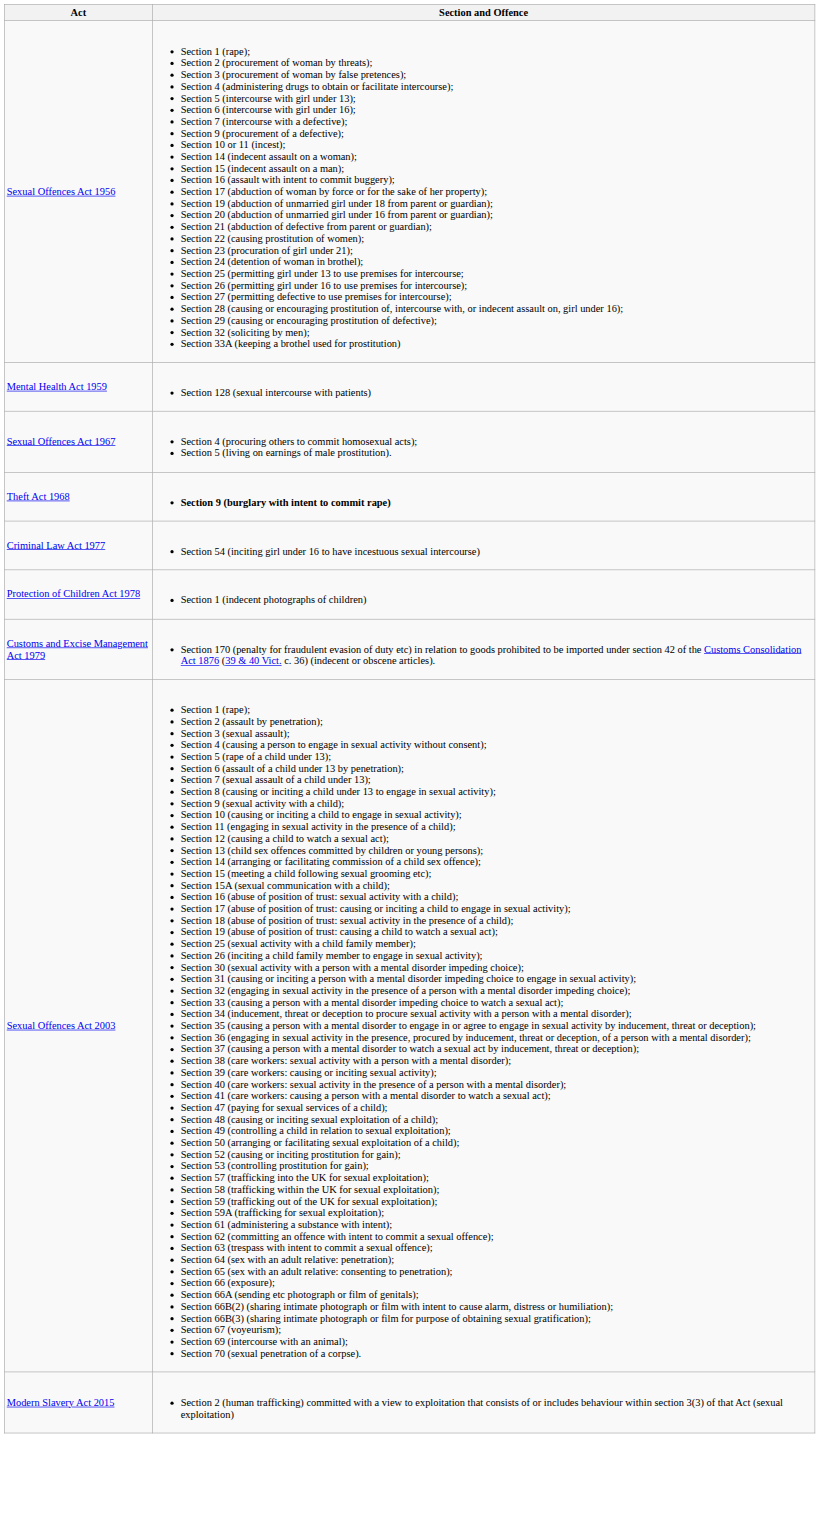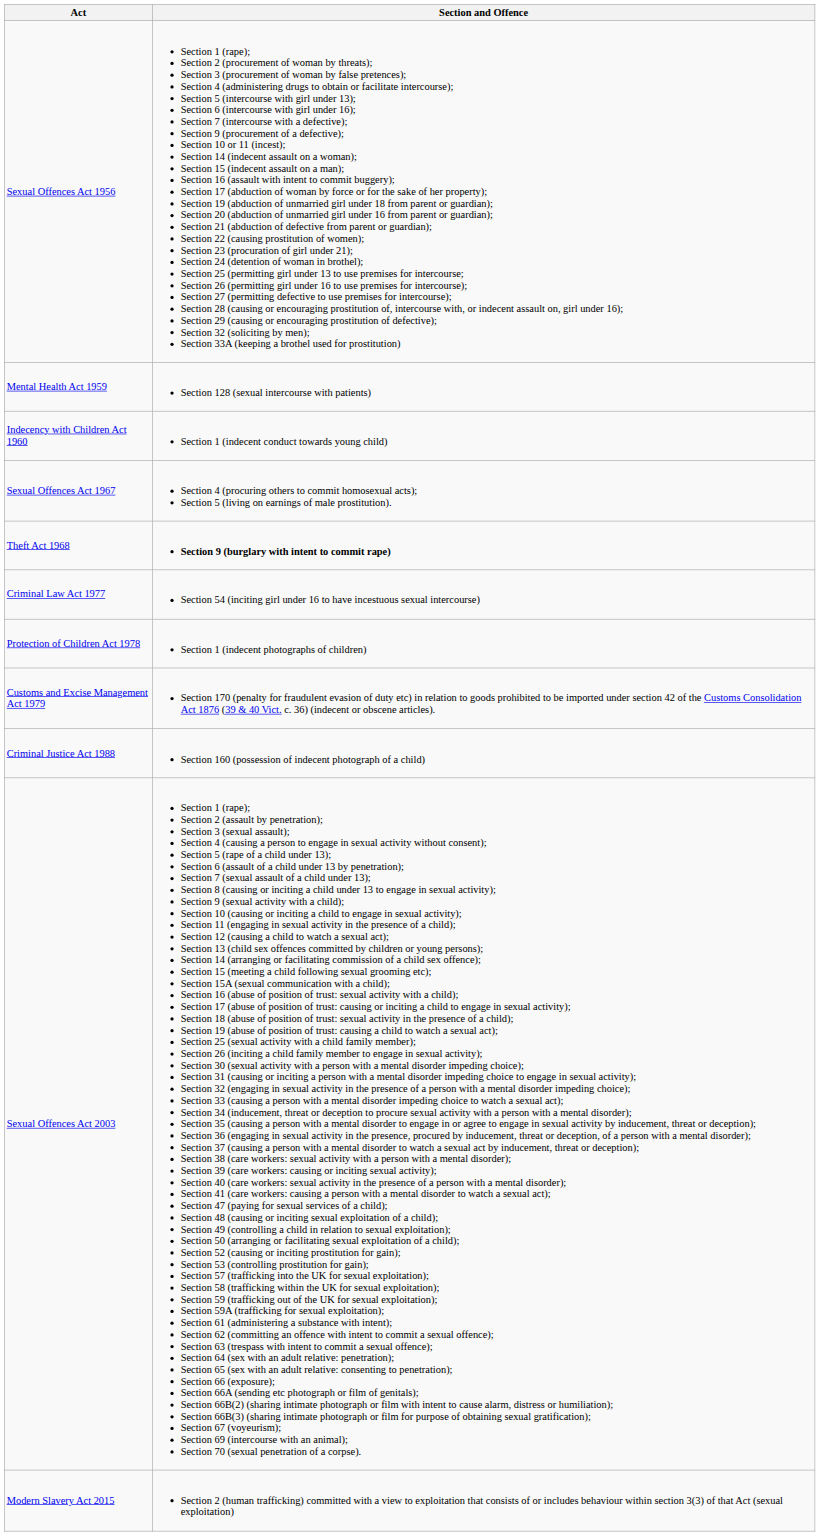+ row: (67, 435)
+ row: (61, 753)
